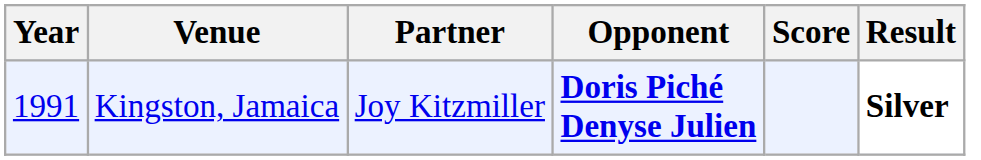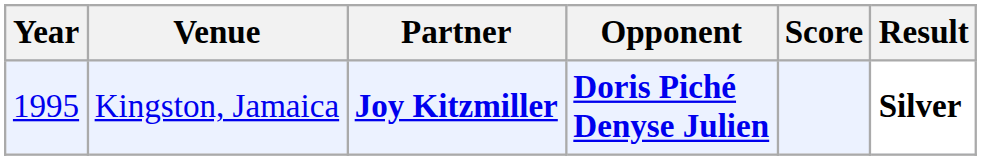(46, 106) 1991 -> (46, 106) 1995
(450, 106) normal -> (456, 106) bold
